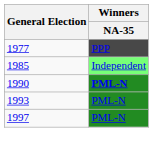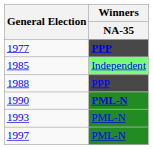(101, 48) normal -> (102, 48) bold
+ row: (18, 83)
